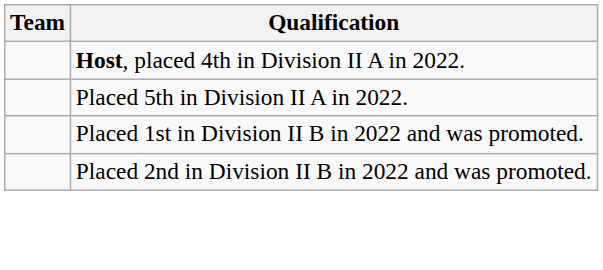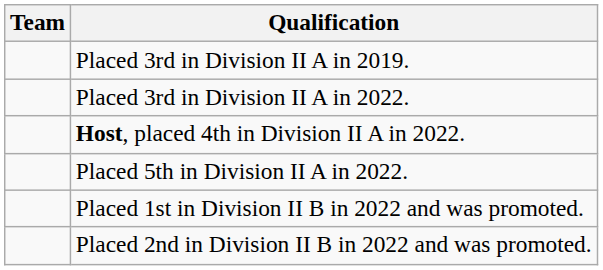+ row: (243, 60)
+ row: (243, 97)
